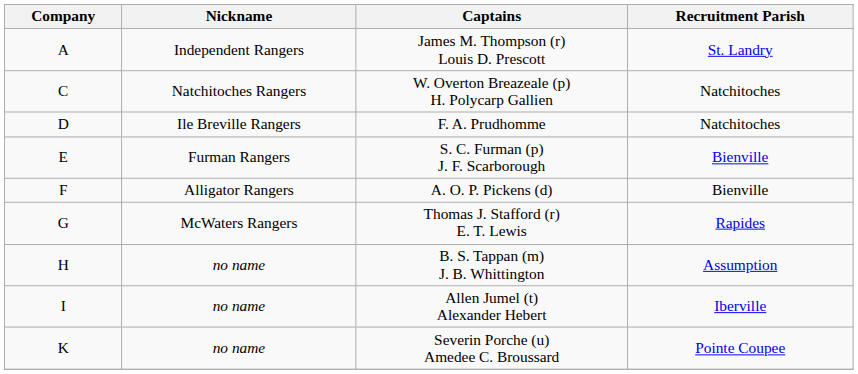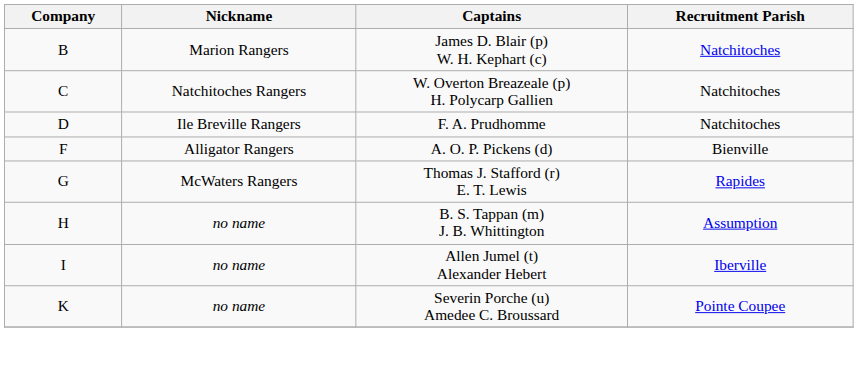- row: (492, 49)
+ row: (492, 49)
- row: (492, 157)
